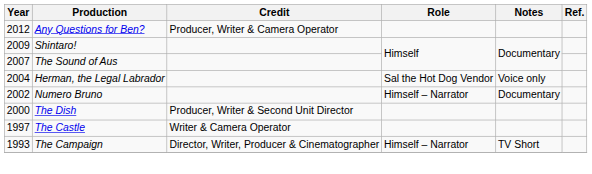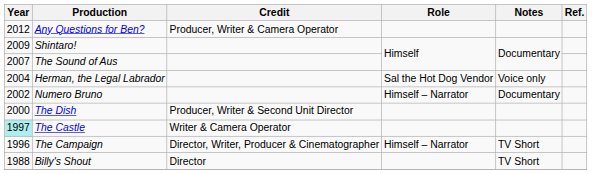(18, 128) no background -> (18, 128) paleturquoise background
(18, 144) 1993 -> (18, 144) 1996
+ row: (63, 161)
